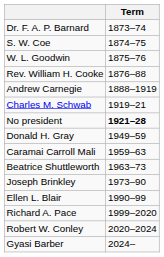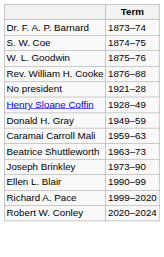- row: (44, 89)
- row: (49, 105)
(127, 120) bold -> (127, 89) normal
+ row: (50, 105)
- row: (35, 244)
